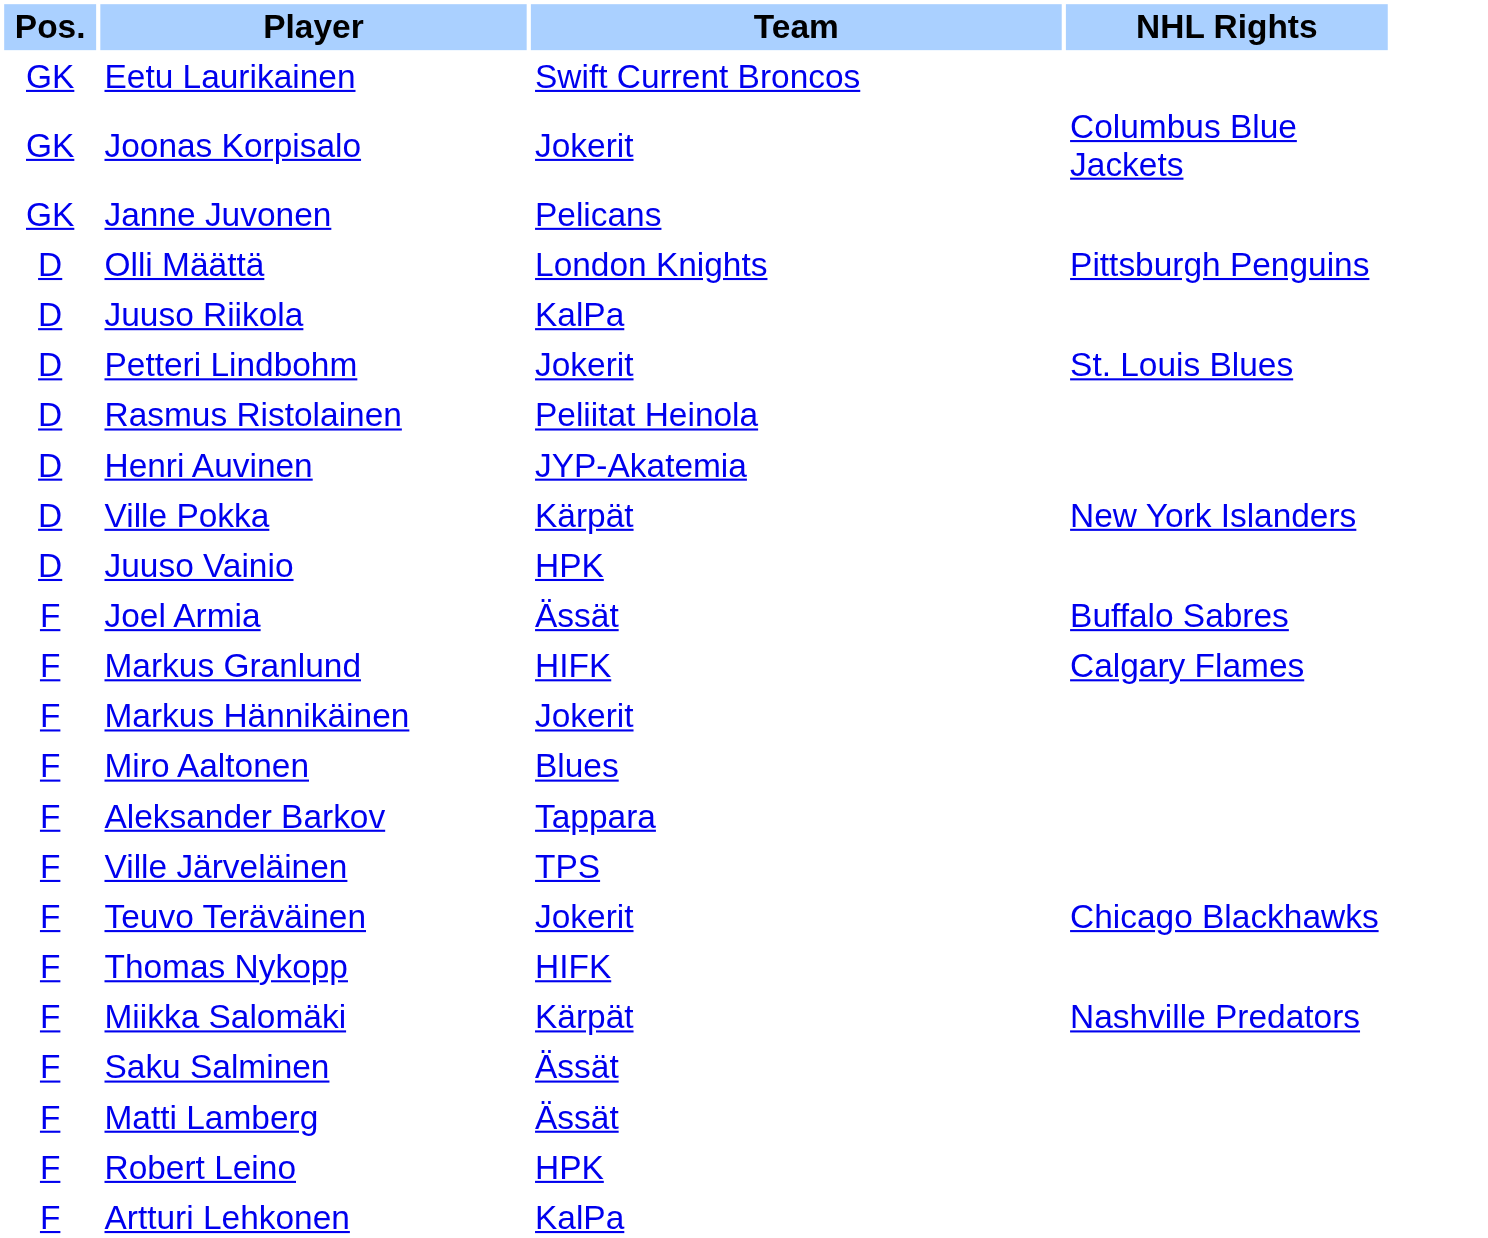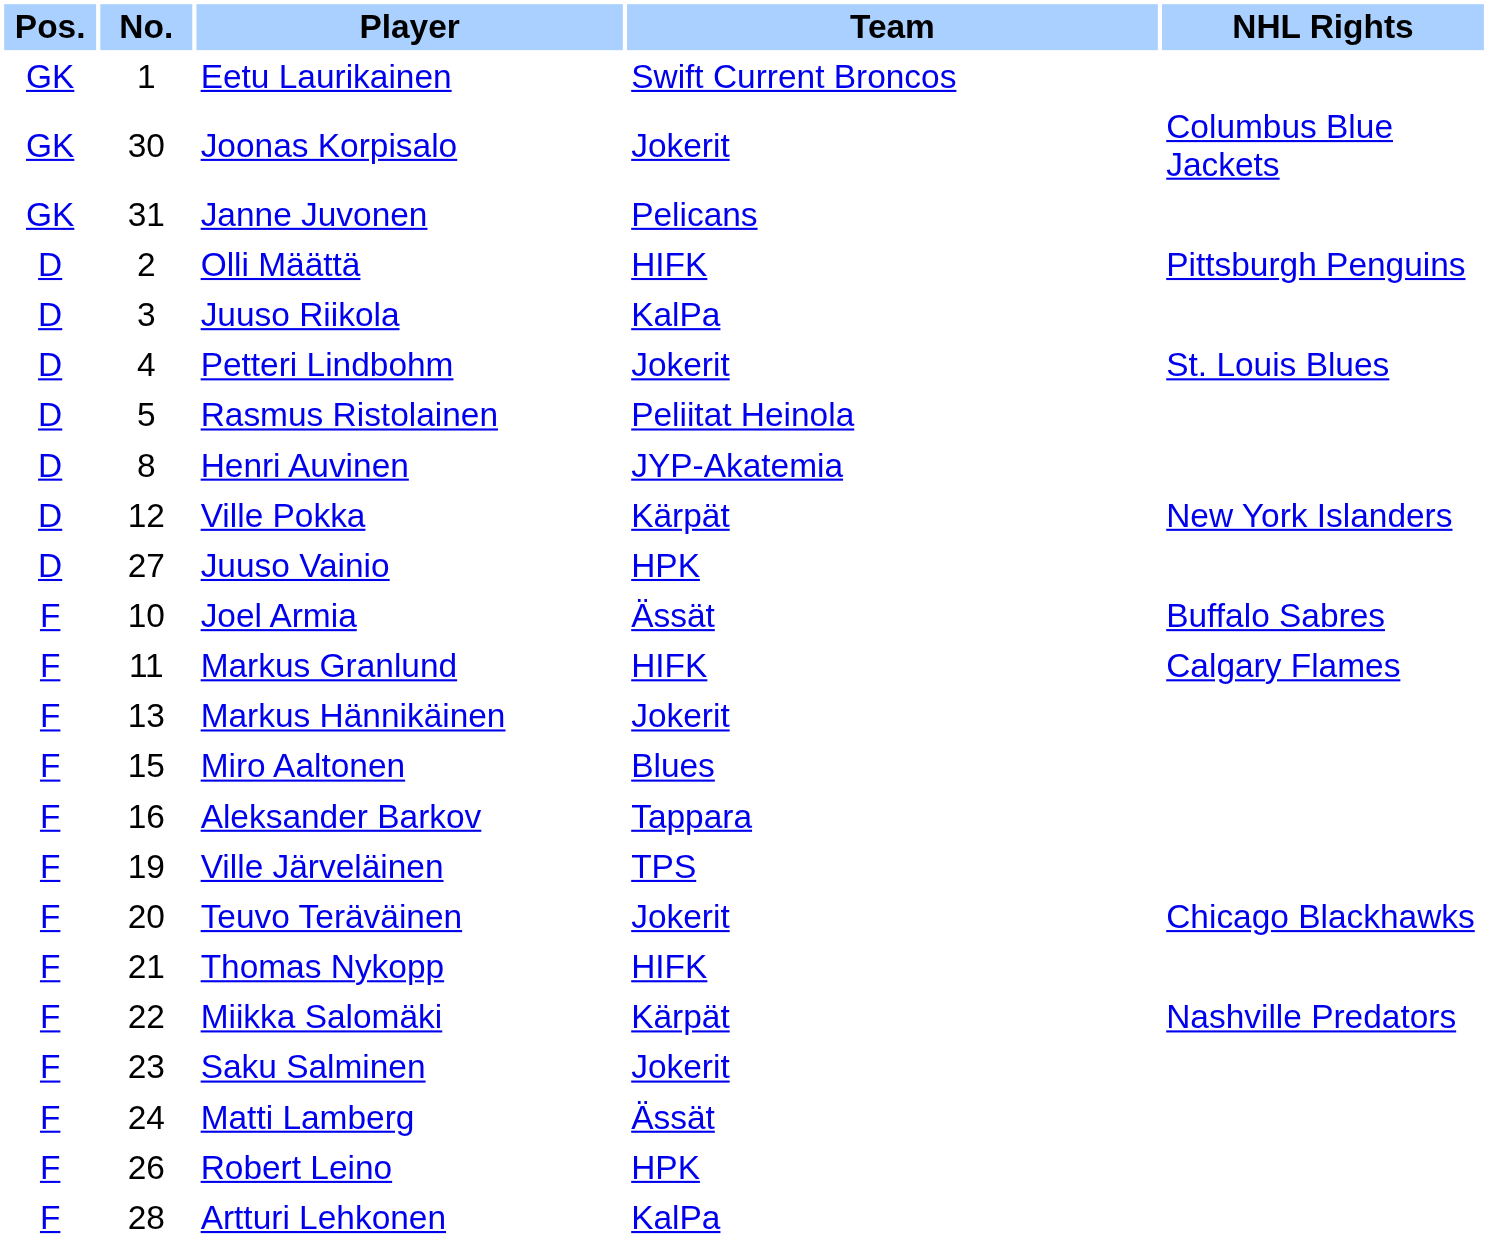+ column: (146, 26)
(651, 264) London Knights -> (669, 264) HIFK
(577, 1067) Ässät -> (680, 1067) Jokerit
